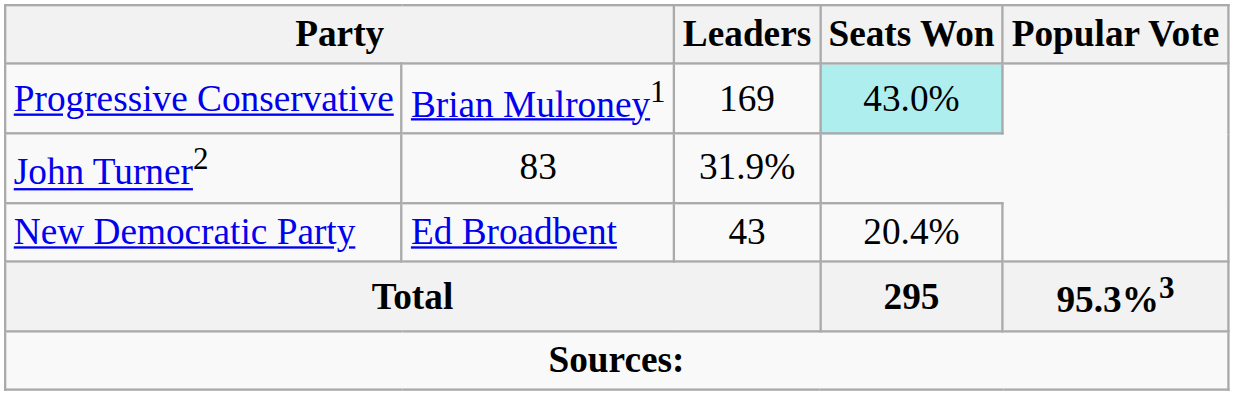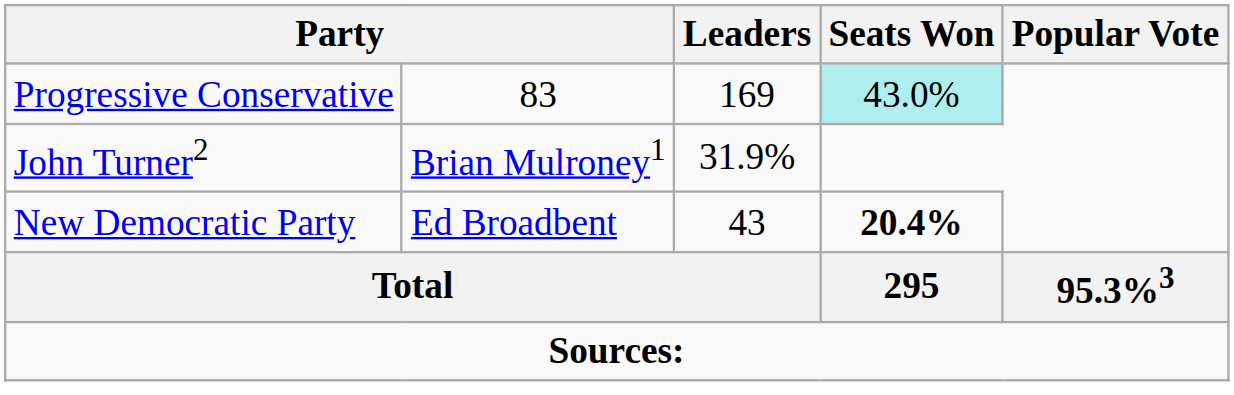(538, 98) Brian Mulroney1 -> (538, 93) 83
(538, 167) 83 -> (538, 157) Brian Mulroney1
(911, 231) normal -> (911, 221) bold
